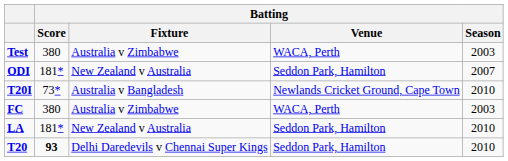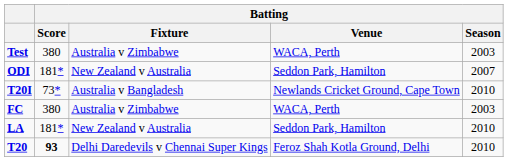(329, 147) Seddon Park, Hamilton -> (351, 147) Feroz Shah Kotla Ground, Delhi
